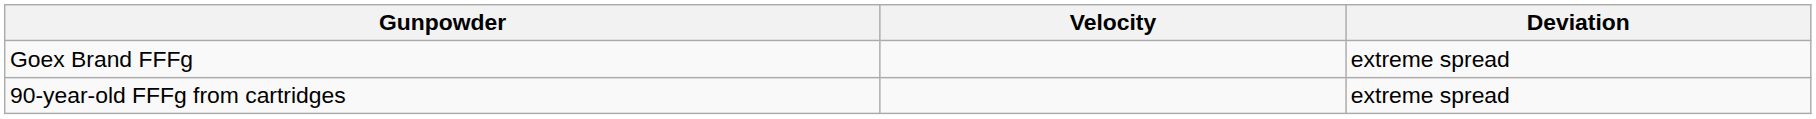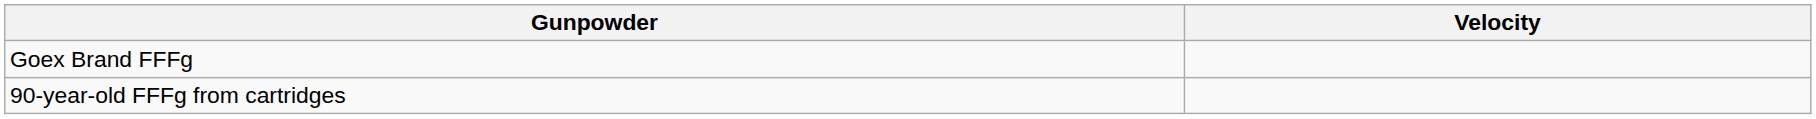- column: (1578, 22)
